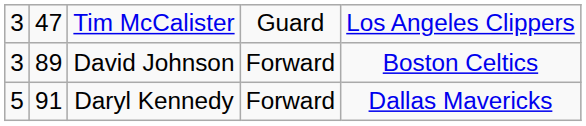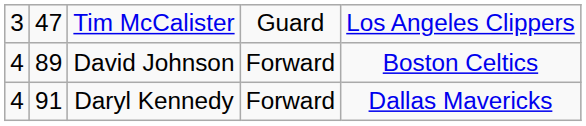(17, 62) 3 -> (17, 62) 4
(17, 100) 5 -> (17, 100) 4
